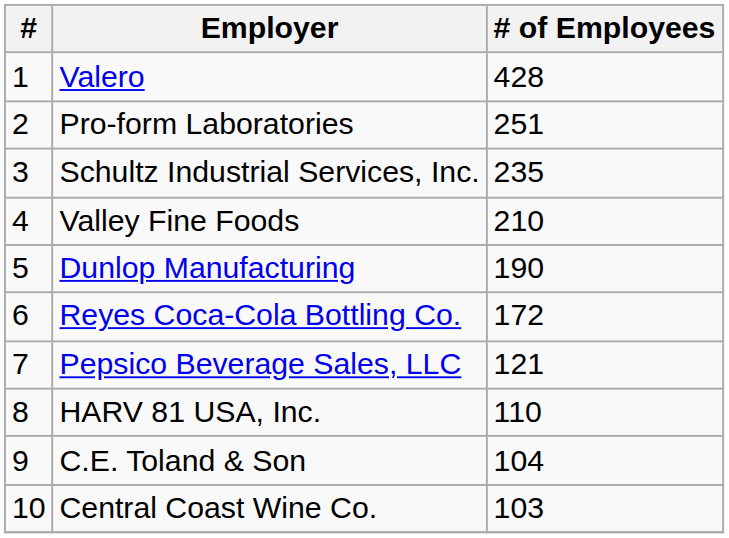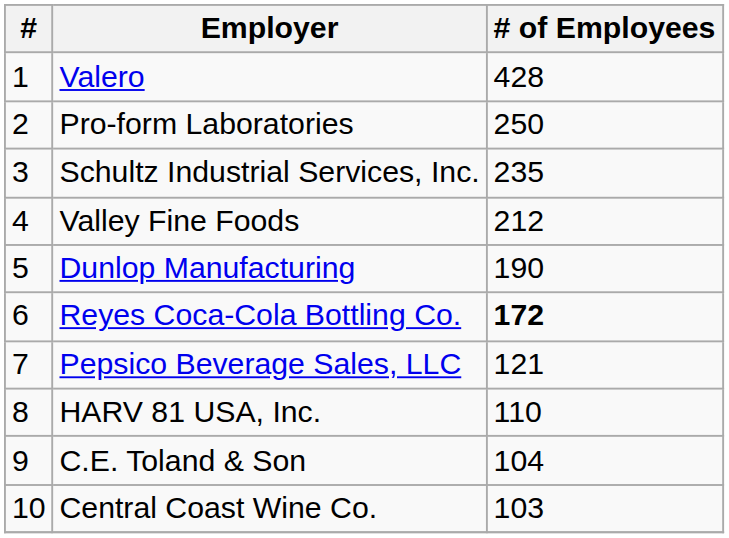(519, 124) 251 -> (519, 124) 250
(519, 220) 210 -> (519, 220) 212
(519, 316) normal -> (519, 316) bold
